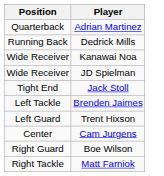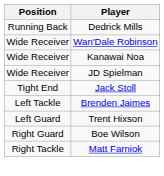- row: (108, 27)
+ row: (115, 42)
- row: (108, 133)
